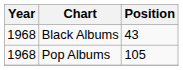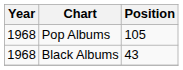rows swapped: (80, 34) <-> (76, 55)
